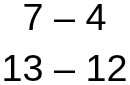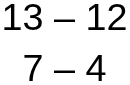rows swapped: (65, 68) <-> (65, 17)
